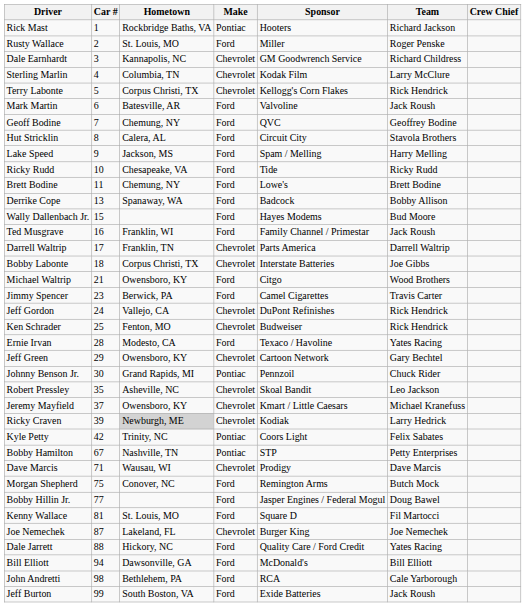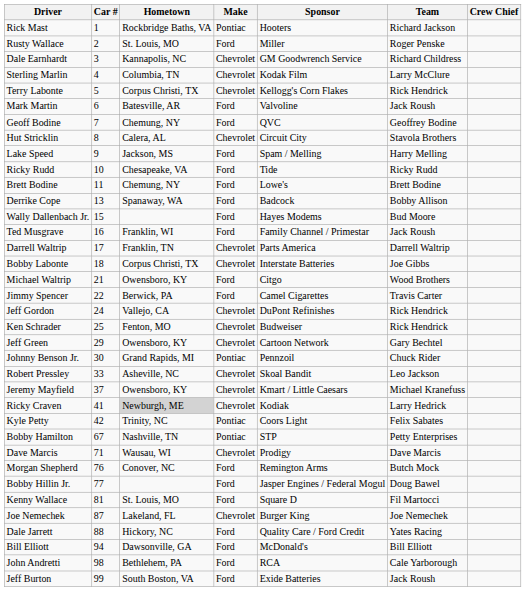(225, 138) Ford -> (236, 138) Chevrolet
(99, 295) 23 -> (99, 295) 22
- row: (29, 342)
(99, 389) 35 -> (99, 374) 33
(99, 421) 39 -> (99, 405) 41
(99, 484) 75 -> (99, 468) 76
